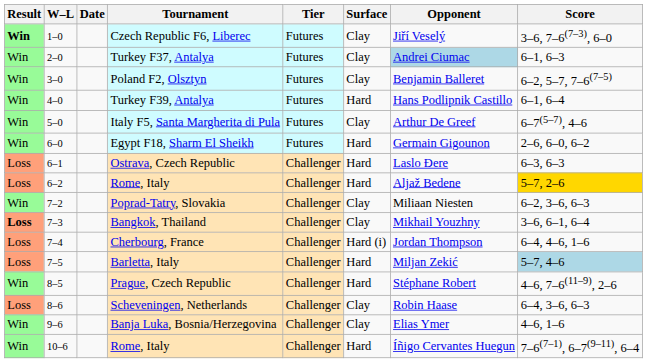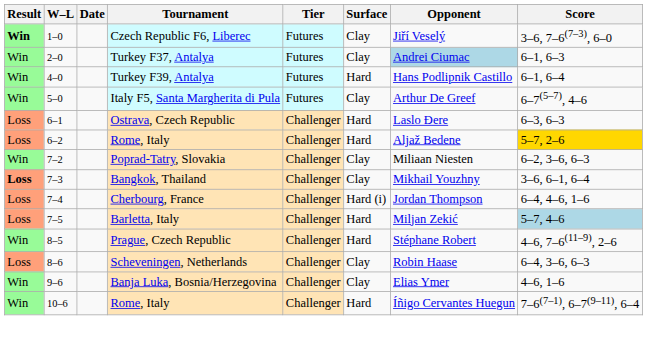- row: (55, 79)
- row: (55, 144)
